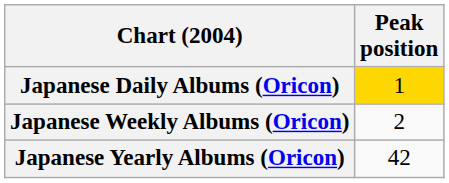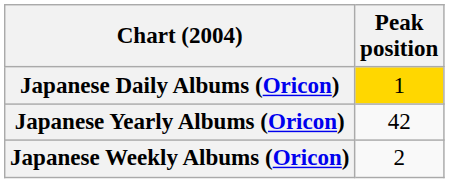rows swapped: (180, 121) <-> (180, 158)
